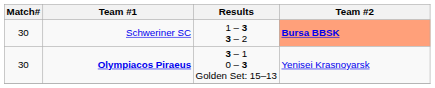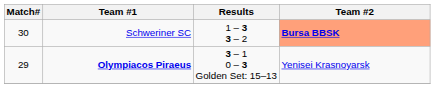(23, 65) 30 -> (23, 65) 29
